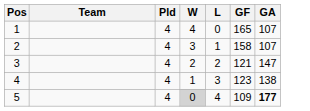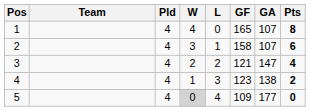+ column: (293, 13)
(268, 98) bold -> (268, 98) normal
